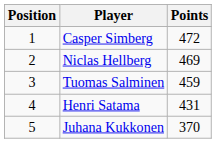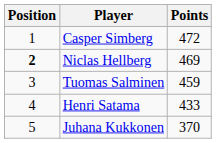(32, 60) normal -> (32, 60) bold
(190, 104) 431 -> (190, 104) 433
